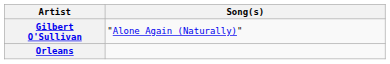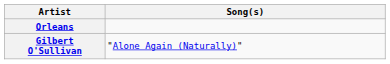rows swapped: (55, 31) <-> (55, 51)
